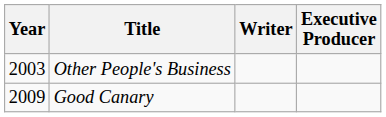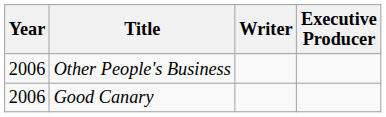(27, 68) 2003 -> (27, 68) 2006
(27, 97) 2009 -> (27, 97) 2006
